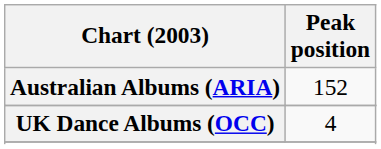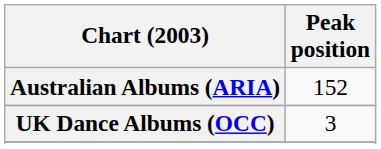(330, 123) 4 -> (330, 123) 3
